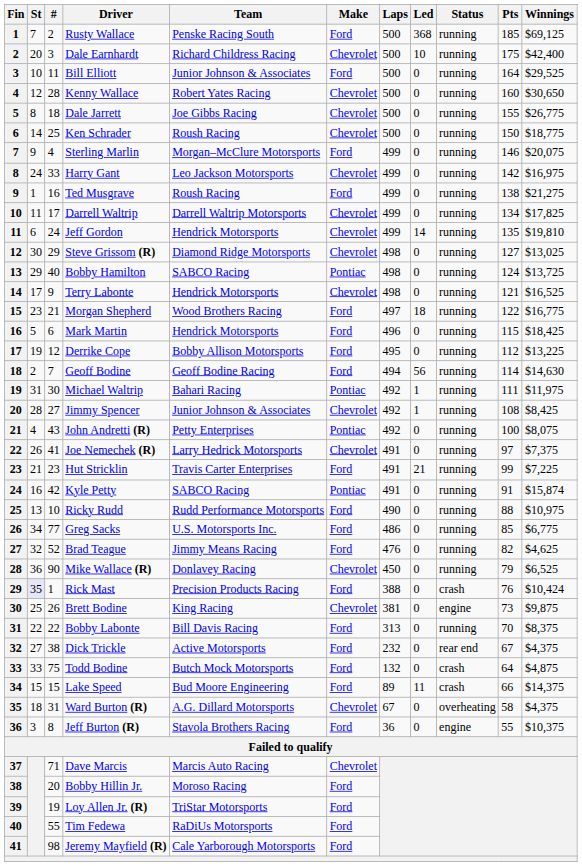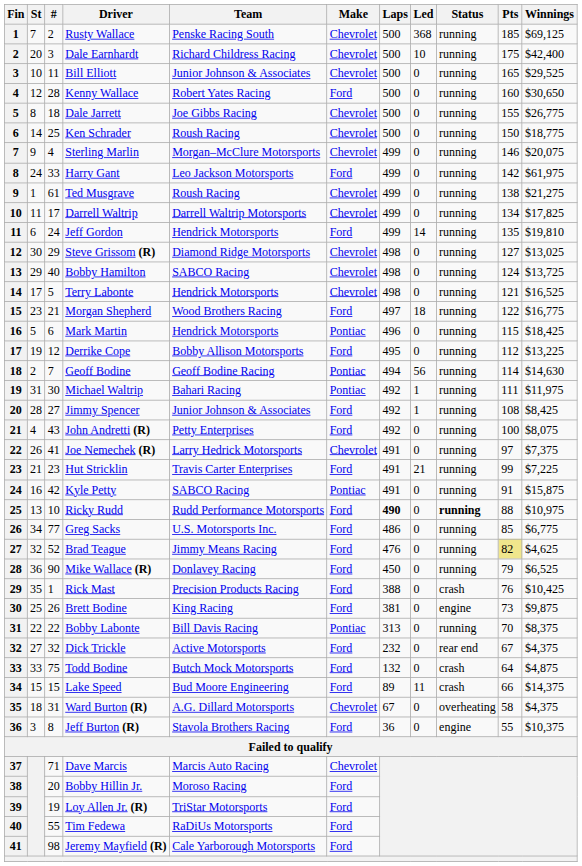(341, 34) Ford -> (353, 34) Chevrolet
(341, 73) Ford -> (353, 73) Chevrolet
(510, 73) 164 -> (510, 73) 165
(353, 93) Chevrolet -> (341, 93) Ford
(341, 153) Ford -> (353, 153) Chevrolet
(353, 172) Chevrolet -> (341, 172) Ford
(544, 172) $16,975 -> (544, 172) $61,975
(54, 192) 16 -> (54, 192) 61
(341, 192) Ford -> (353, 192) Chevrolet
(353, 232) Chevrolet -> (341, 232) Ford
(348, 271) Pontiac -> (353, 271) Chevrolet
(51, 291) 9 -> (51, 291) 5
(341, 331) Ford -> (348, 331) Pontiac
(341, 370) Ford -> (348, 370) Pontiac
(353, 410) Chevrolet -> (341, 410) Ford
(348, 430) Pontiac -> (341, 430) Ford
(544, 489) $15,874 -> (544, 489) $15,875
(392, 509) normal -> (392, 509) bold
(458, 509) normal -> (460, 509) bold
(507, 549) no background -> (507, 549) khaki background
(353, 568) Chevrolet -> (341, 568) Ford
(36, 588) lavender background -> (36, 588) no background
(544, 588) $10,424 -> (544, 588) $10,425
(353, 608) Chevrolet -> (341, 608) Ford
(341, 628) Ford -> (348, 628) Pontiac
(54, 648) 38 -> (54, 648) 32
